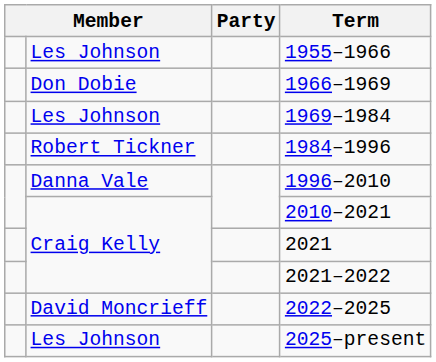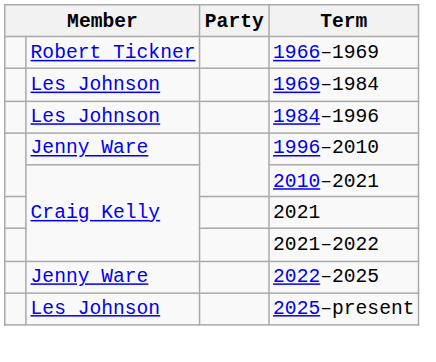- row: (338, 53)
(84, 85) Don Dobie -> (113, 53) Robert Tickner
(113, 149) Robert Tickner -> (95, 117) Les Johnson
(89, 181) Danna Vale -> (89, 149) Jenny Ware
(119, 309) David Moncrieff -> (89, 277) Jenny Ware
